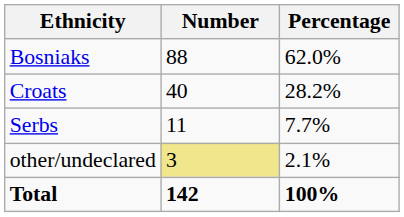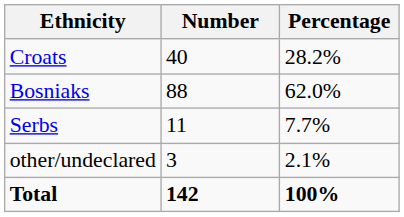rows swapped: (50, 56) <-> (38, 90)
(171, 159) khaki background -> (171, 159) no background
